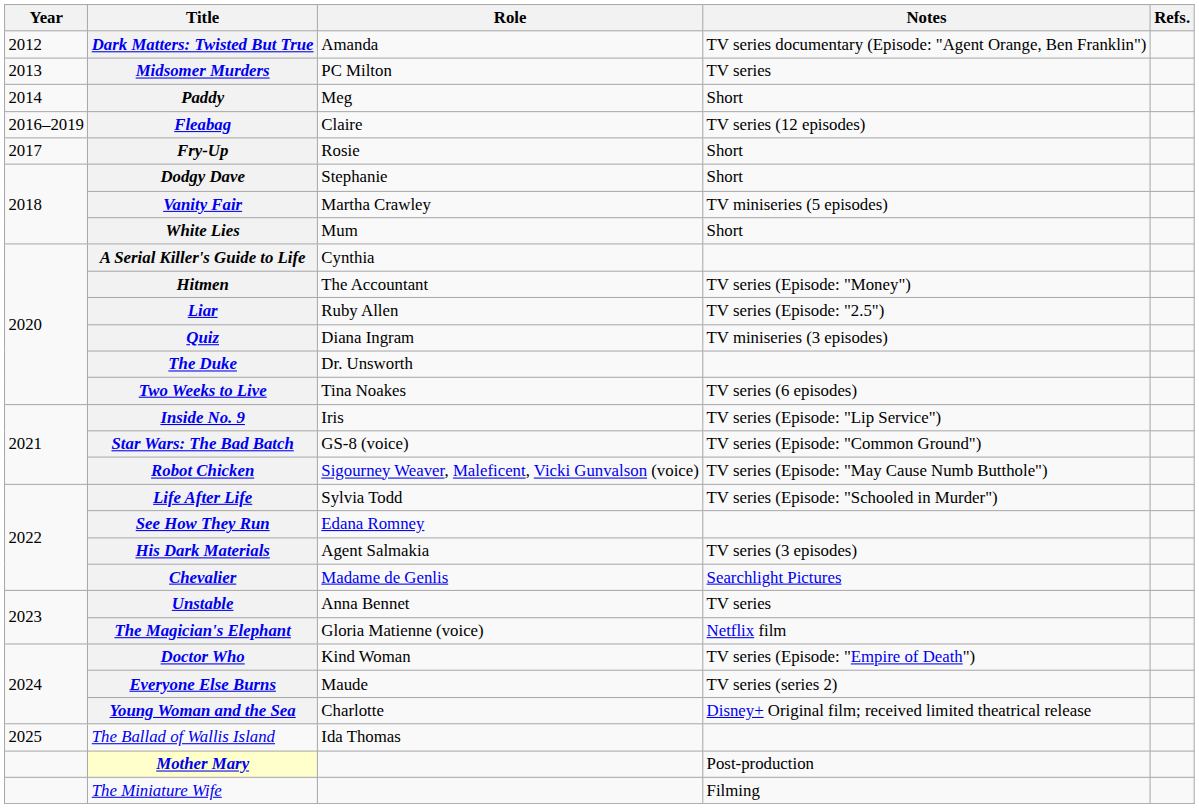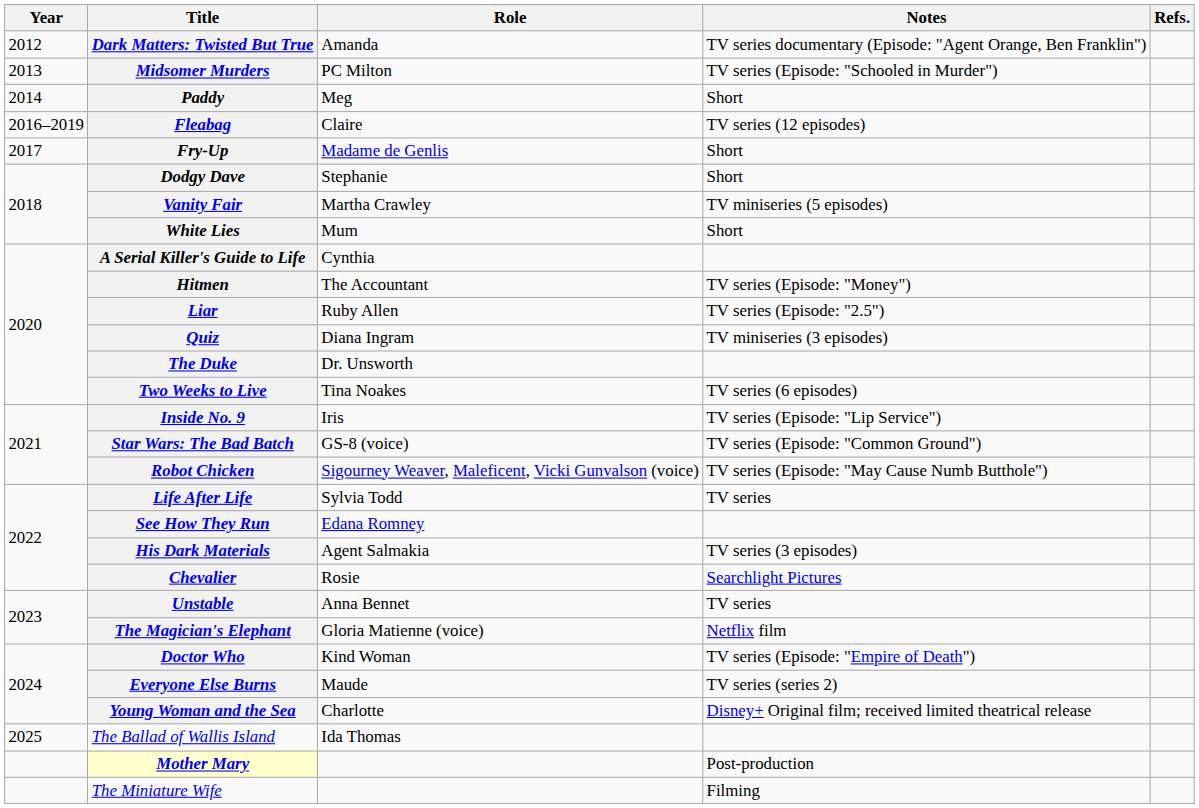(739, 71) TV series -> (852, 71) TV series (Episode: "Schooled in Murder")
(340, 151) Rosie -> (385, 151) Madame de Genlis
(852, 497) TV series (Episode: "Schooled in Murder") -> (739, 497) TV series
(385, 577) Madame de Genlis -> (340, 577) Rosie
